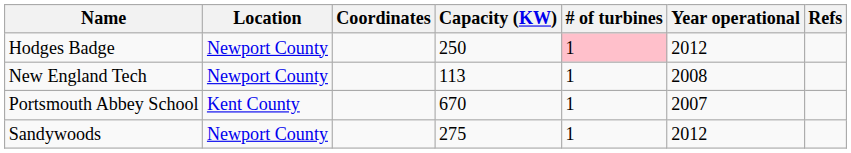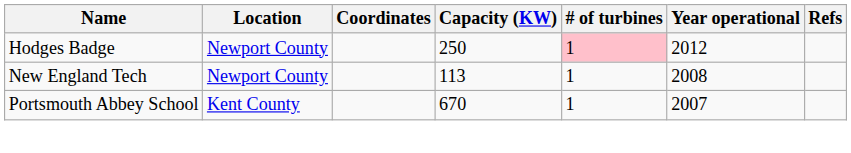- row: (55, 133)
